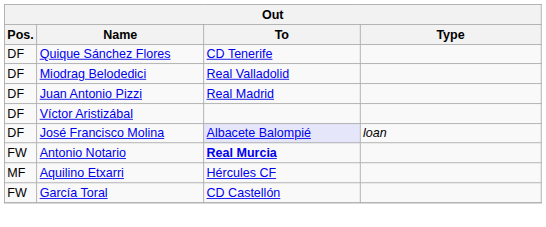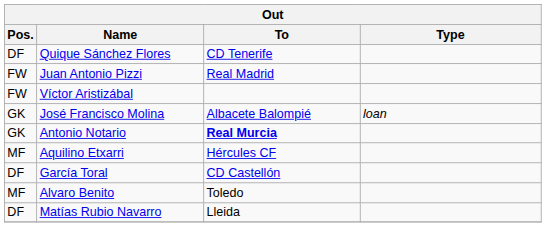- row: (93, 74)
(16, 94) DF -> (17, 74) FW
(16, 114) DF -> (17, 94) FW
(16, 133) DF -> (16, 114) GK
(259, 133) lavender background -> (259, 114) no background
(17, 153) FW -> (16, 133) GK
(17, 193) FW -> (16, 173) DF
+ row: (77, 193)
+ row: (101, 213)
